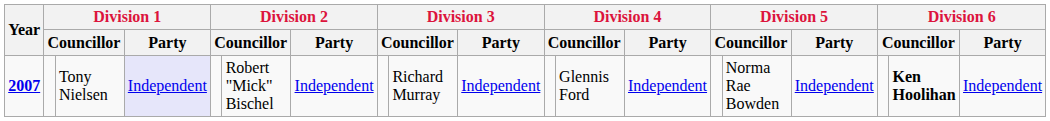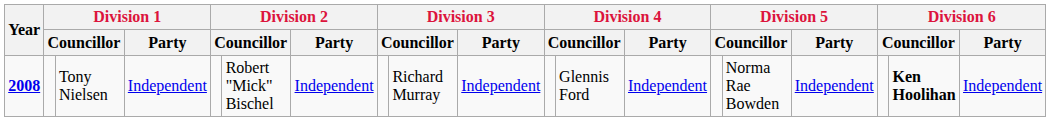(24, 85) 2007 -> (24, 85) 2008
(167, 85) lavender background -> (167, 85) no background
